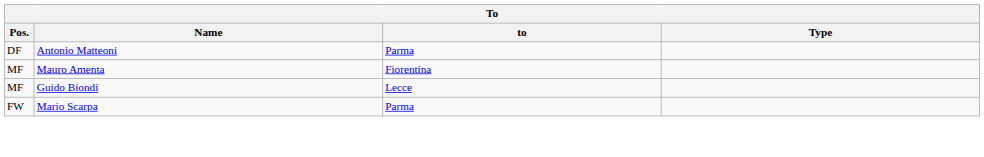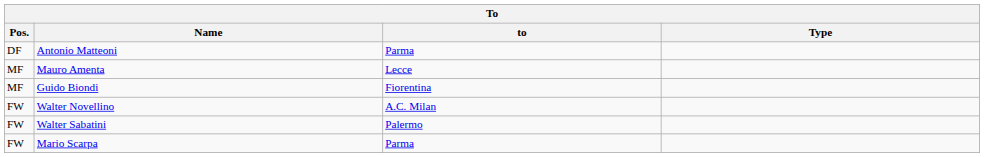(408, 69) Fiorentina -> (399, 69) Lecce
(399, 88) Lecce -> (408, 88) Fiorentina
+ row: (76, 106)
+ row: (71, 125)
